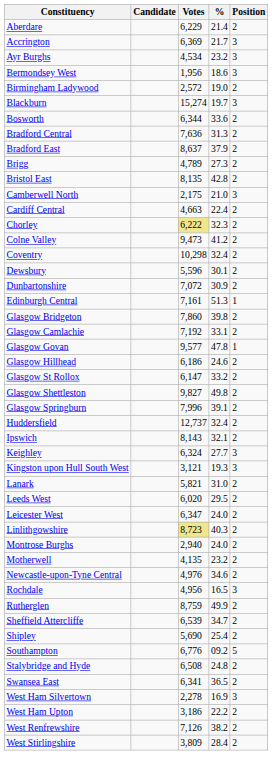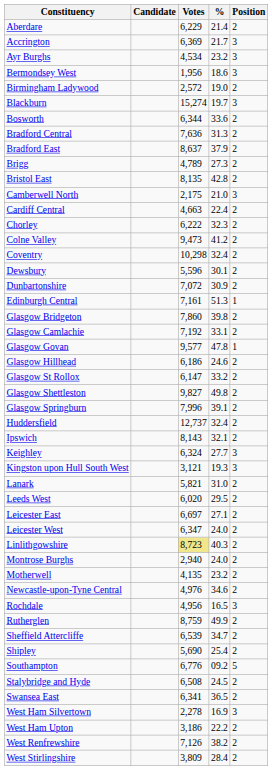(191, 225) khaki background -> (191, 225) no background
+ row: (34, 514)
(220, 666) 24.8 -> (220, 682) 24.5
